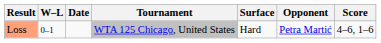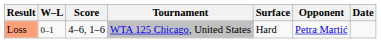columns swapped: (79, 12) <-> (355, 12)
